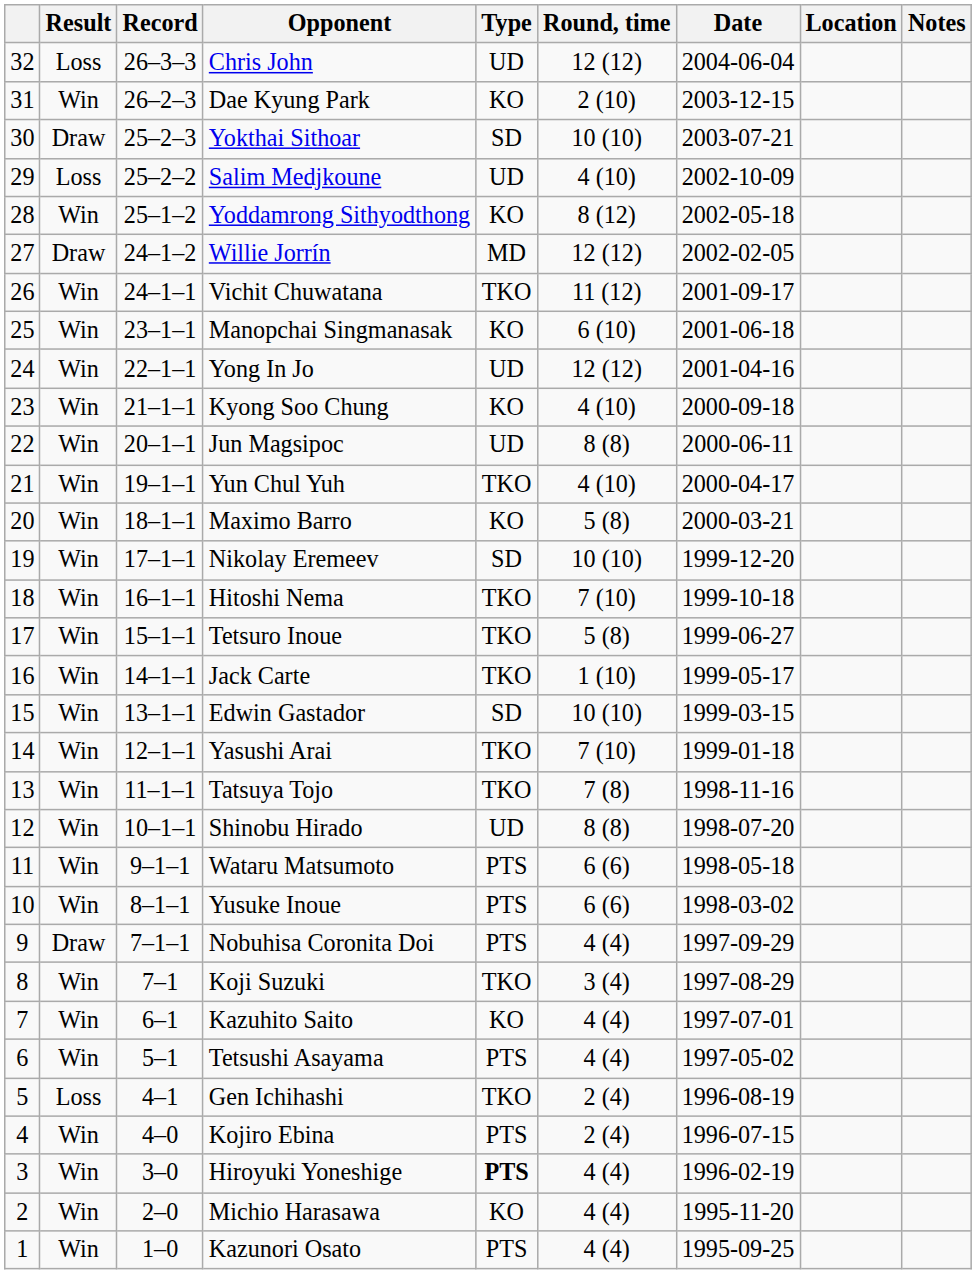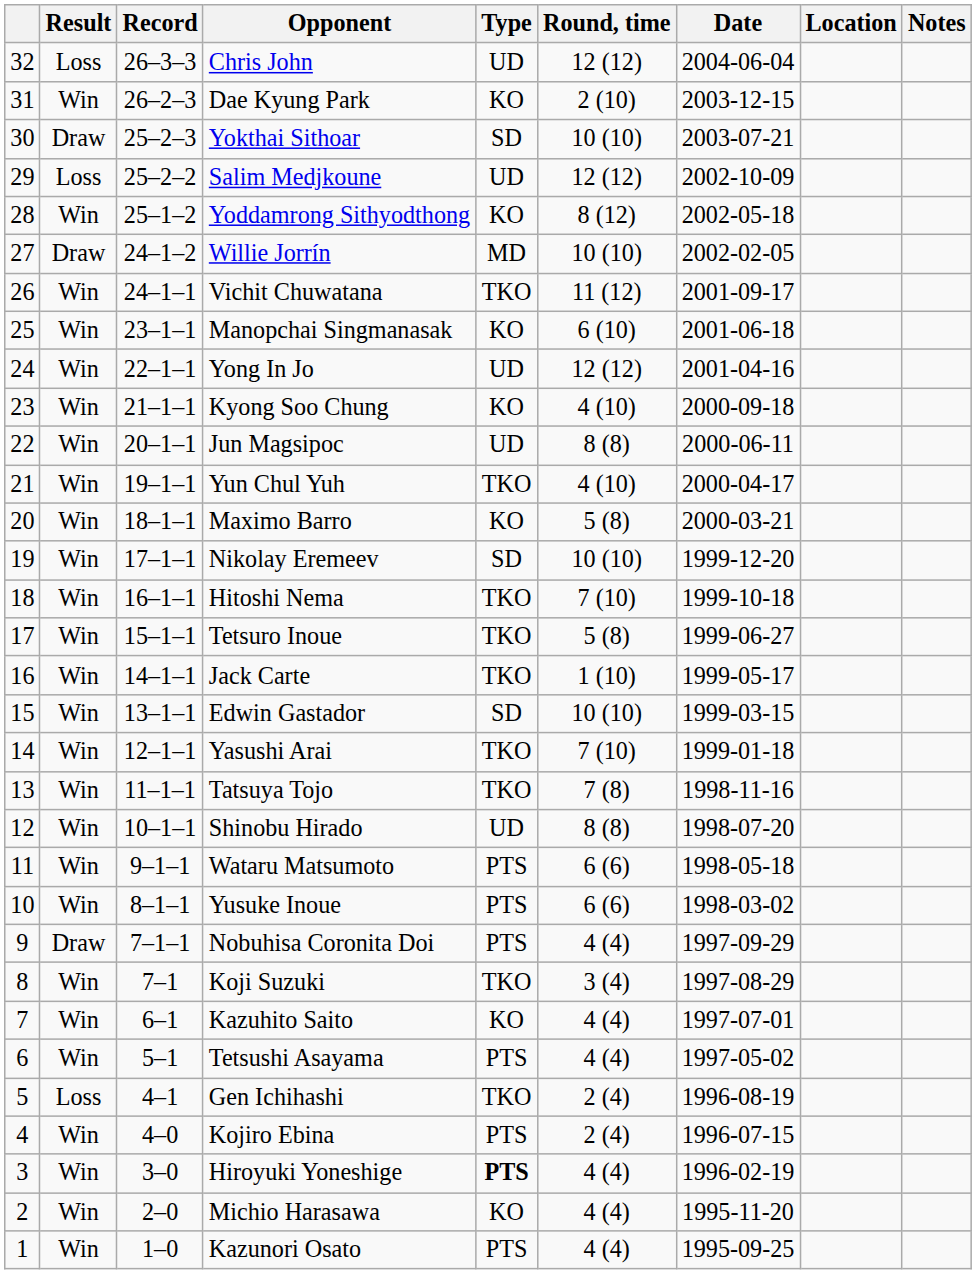(607, 176) 4 (10) -> (607, 176) 12 (12)
(607, 253) 12 (12) -> (607, 253) 10 (10)
